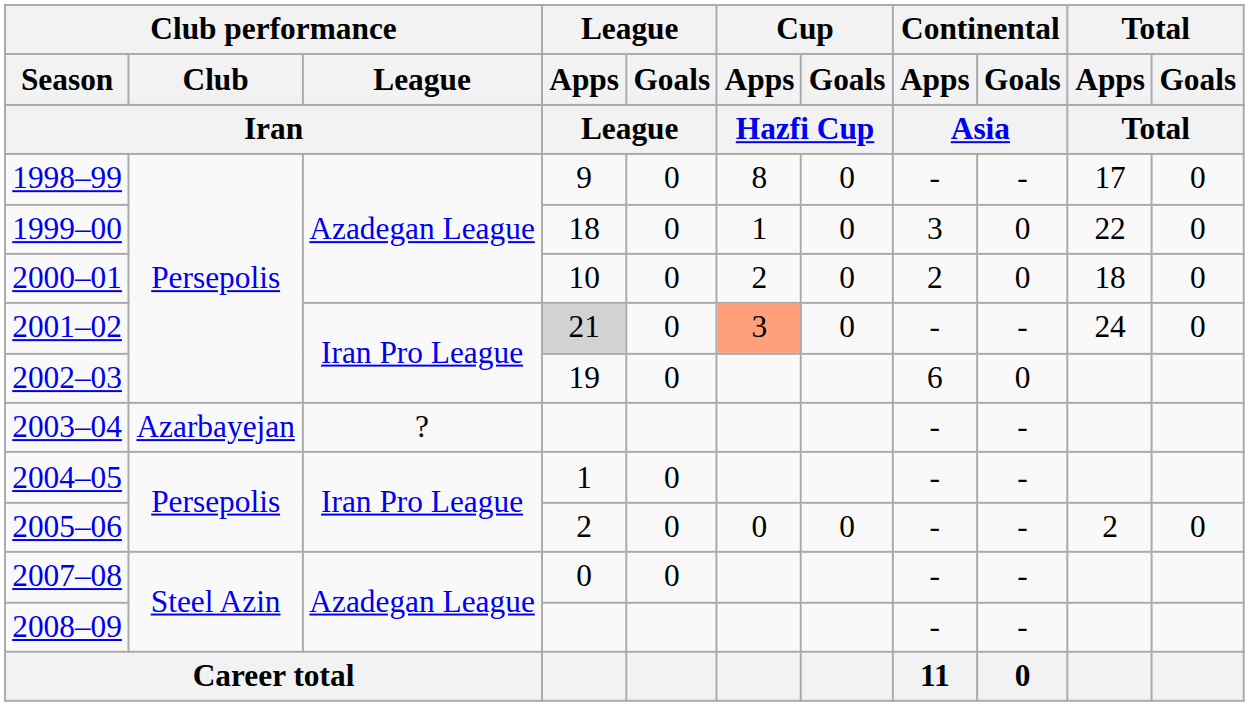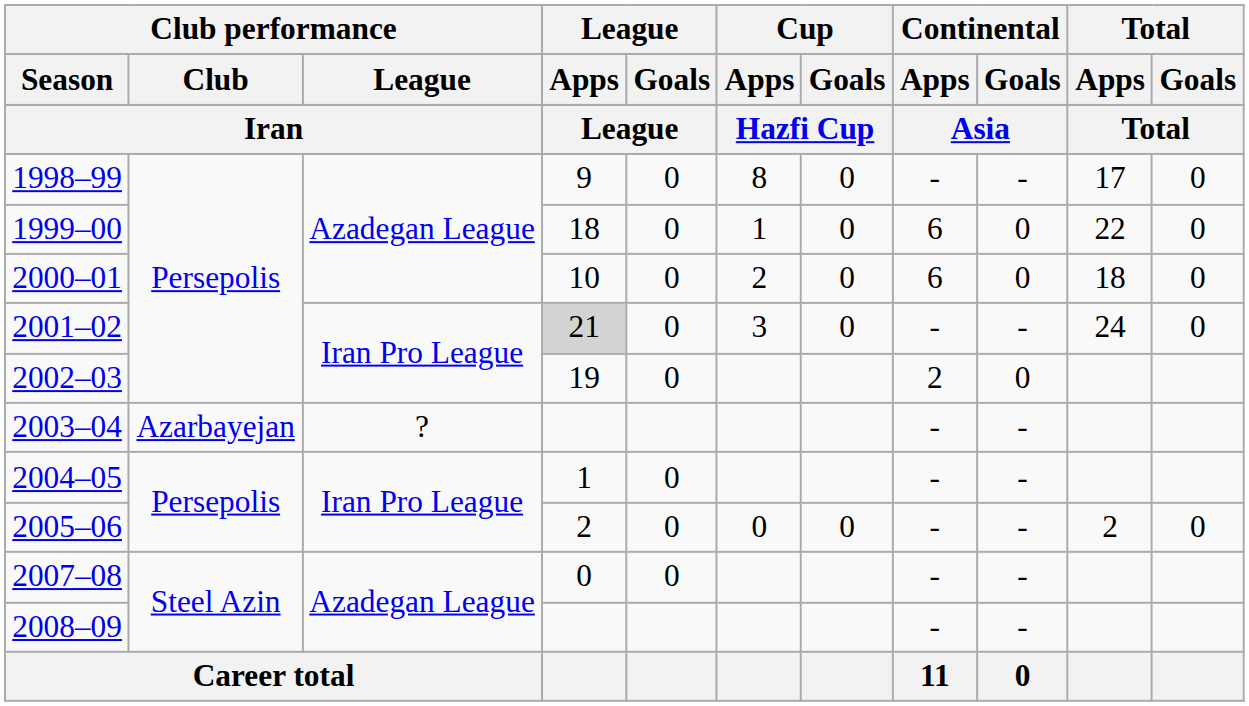(935, 228) 3 -> (935, 228) 6
(935, 278) 2 -> (935, 278) 6
(759, 327) lightsalmon background -> (759, 327) no background
(935, 377) 6 -> (935, 377) 2
